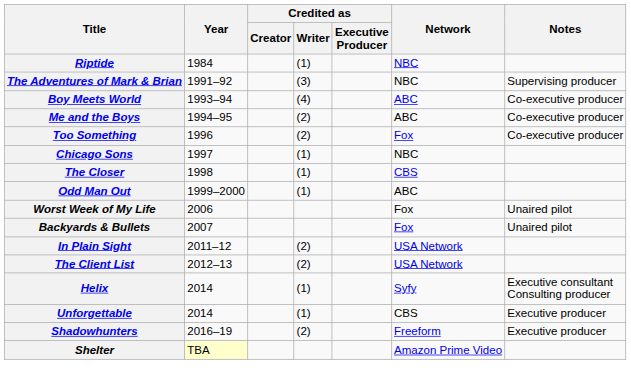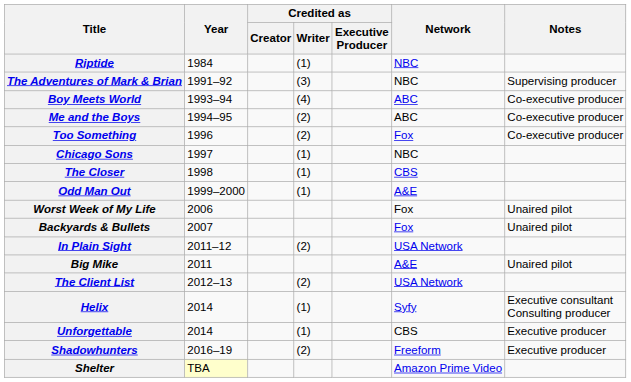(406, 191) ABC -> (406, 191) A&E
+ row: (95, 264)
